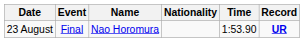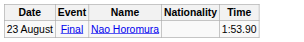- column: (279, 12)
